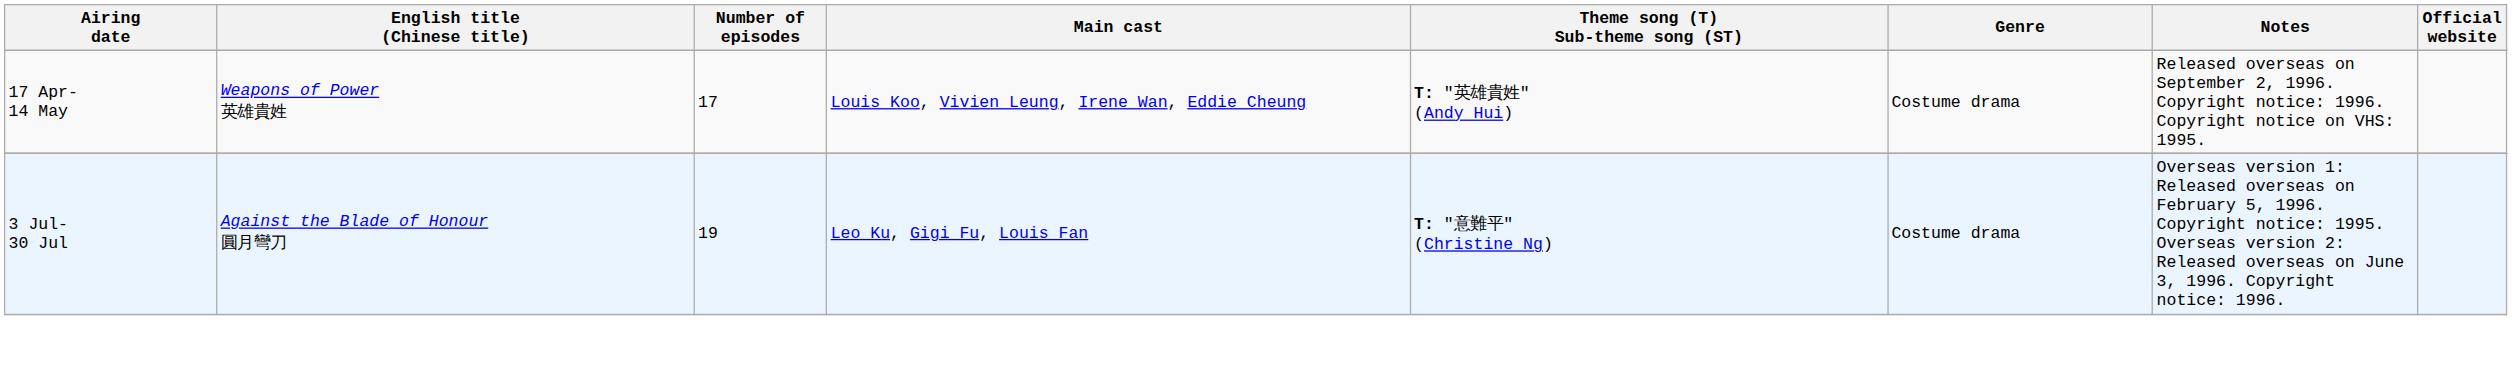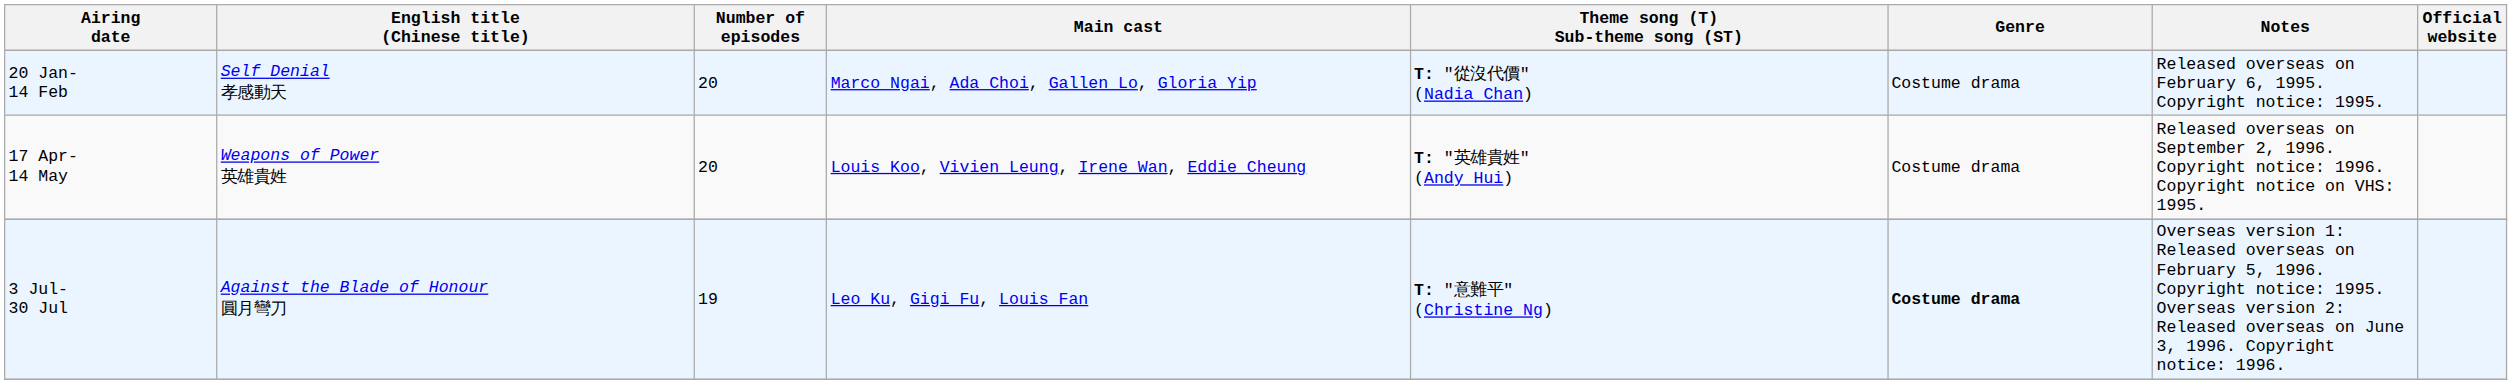+ row: (43, 83)
(708, 102) 17 -> (708, 167) 20
(1956, 234) normal -> (1956, 299) bold
